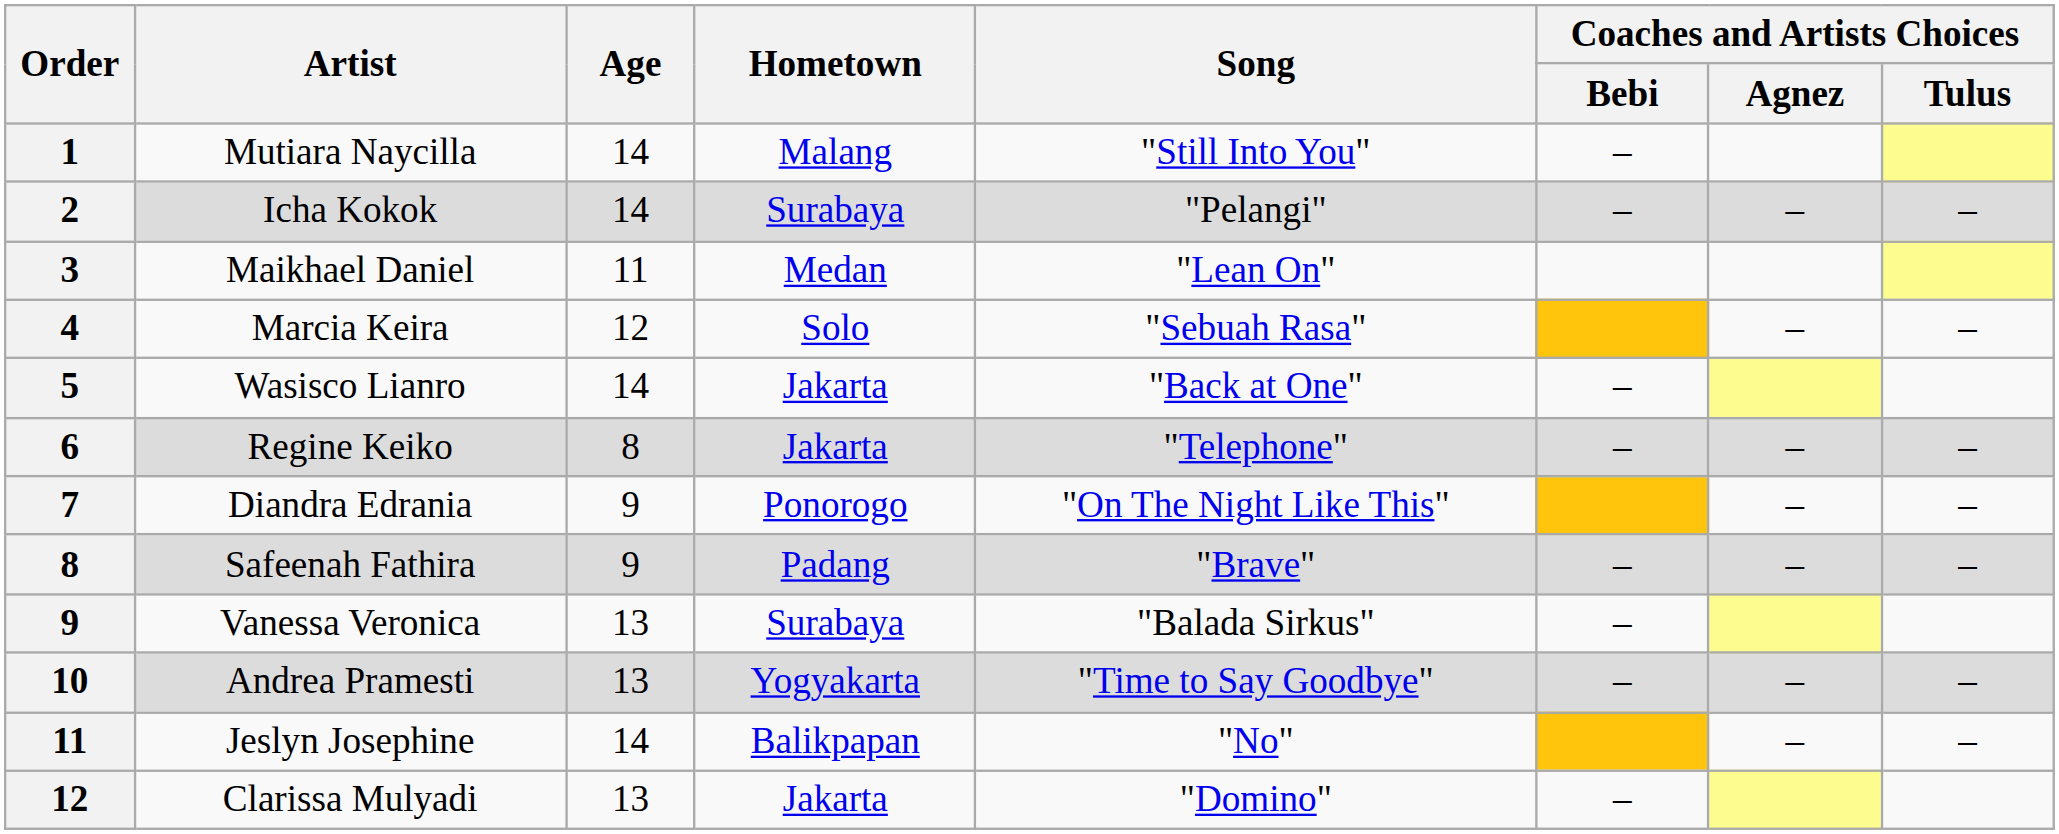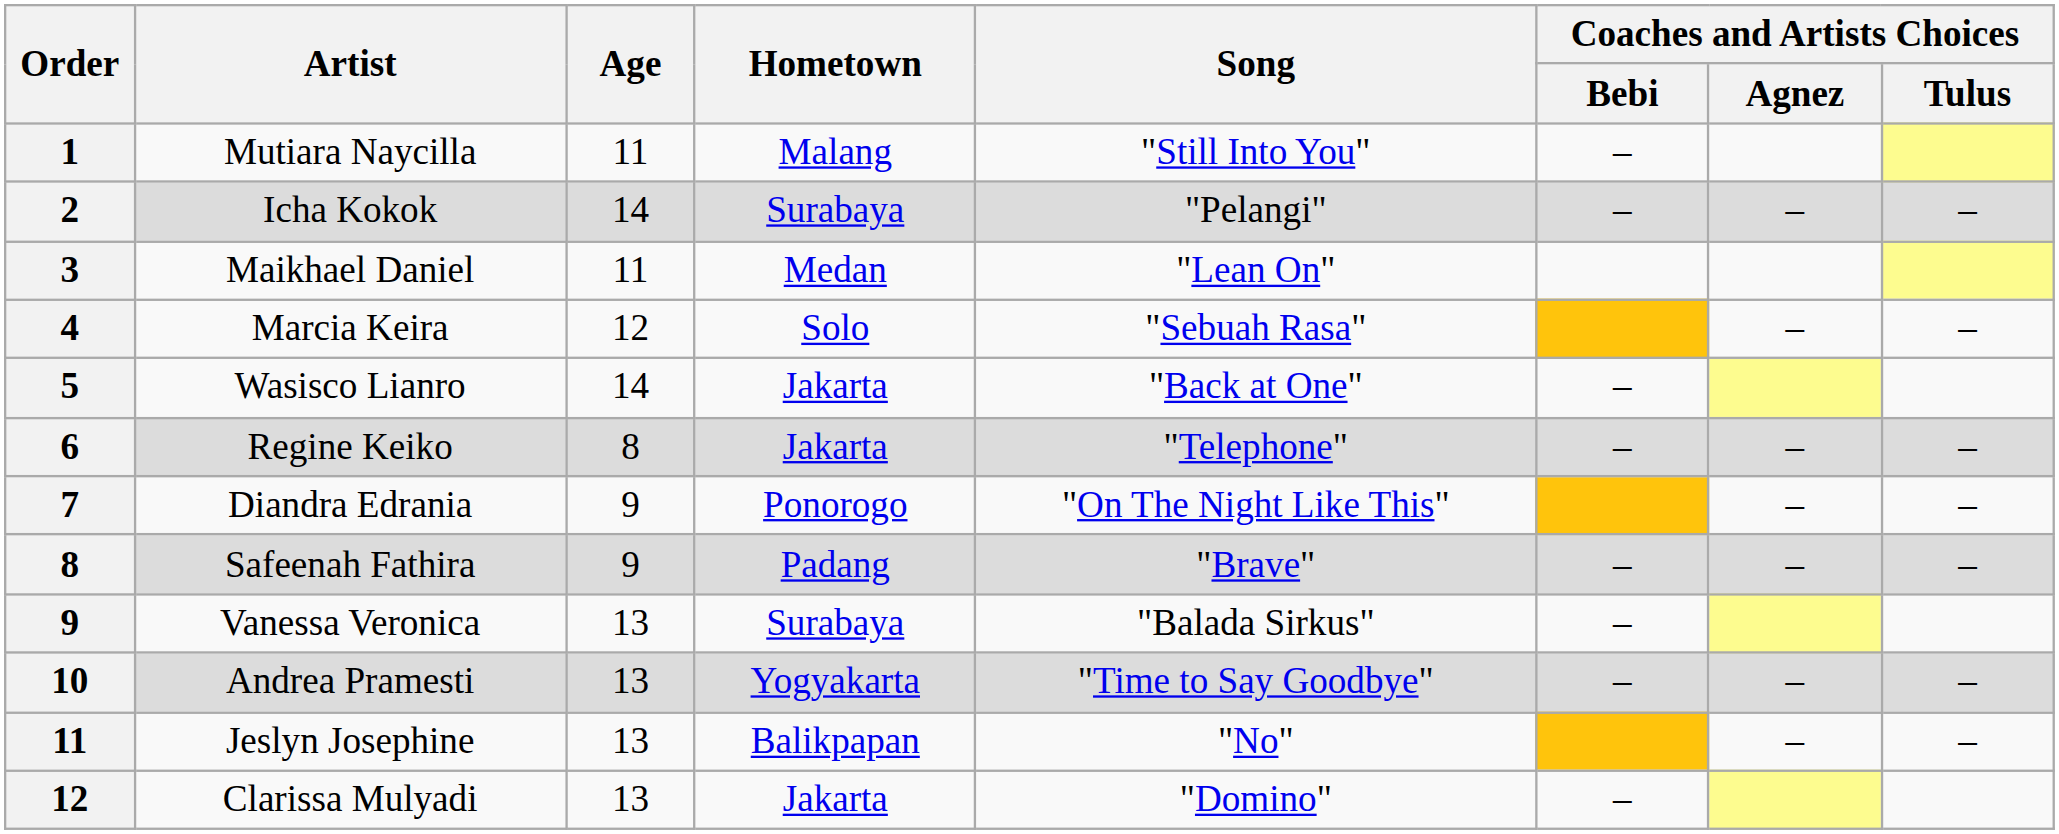(630, 151) 14 -> (630, 151) 11
(630, 740) 14 -> (630, 740) 13
